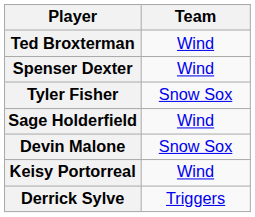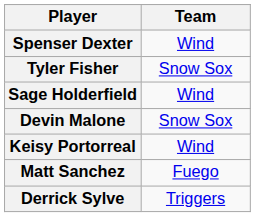- row: (73, 43)
+ row: (73, 172)
